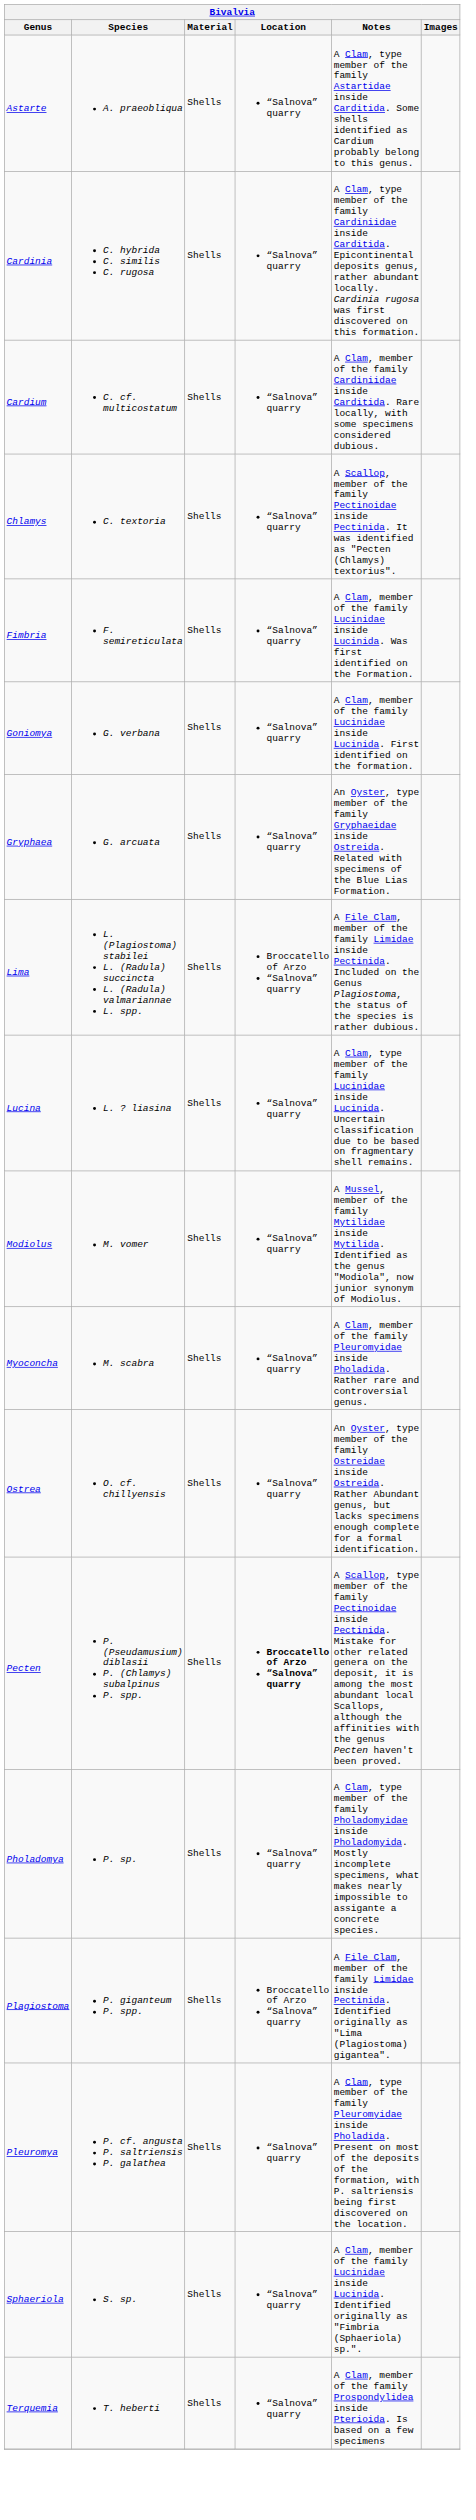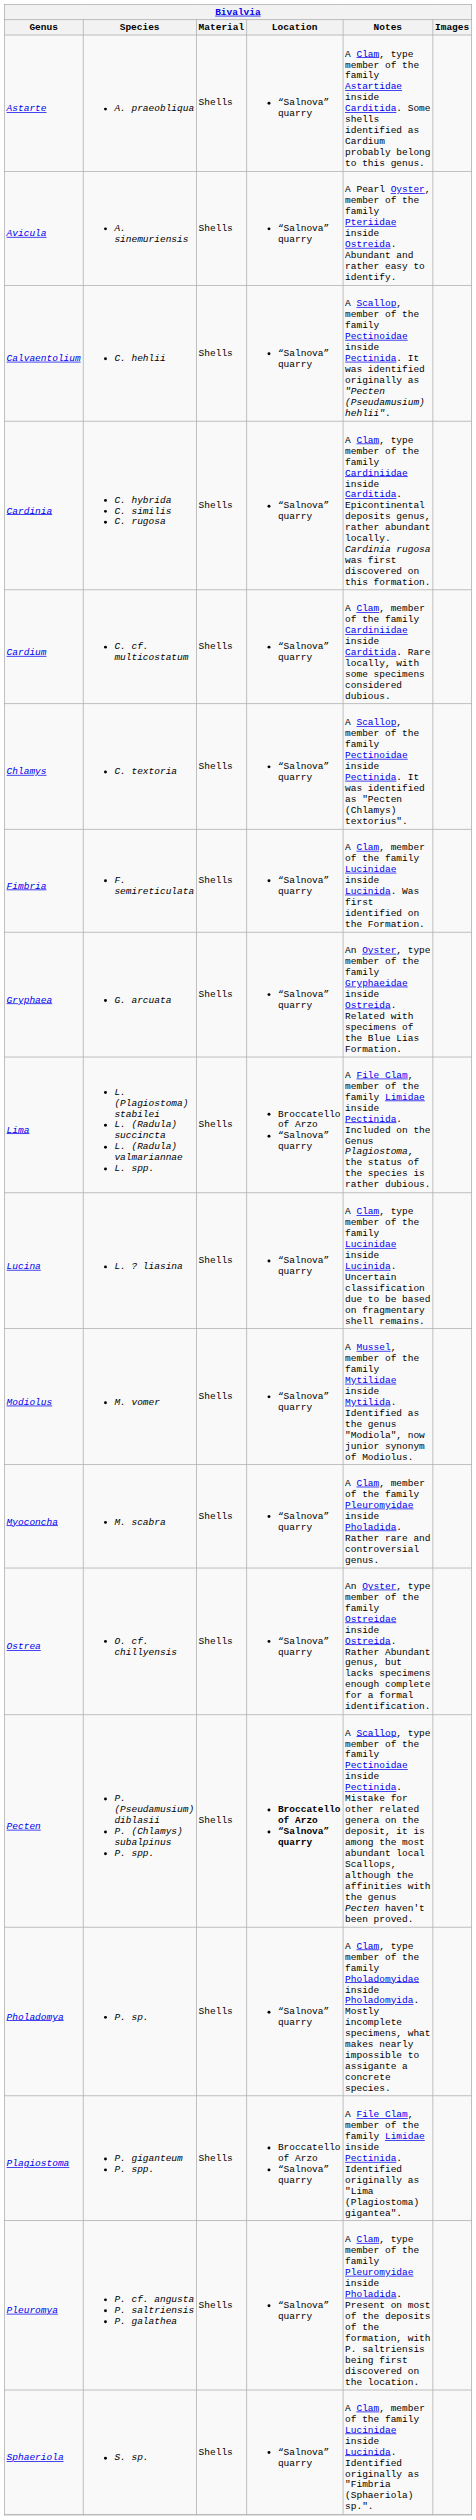+ row: (27, 234)
+ row: (44, 359)
- row: (29, 734)
- row: (32, 2408)
